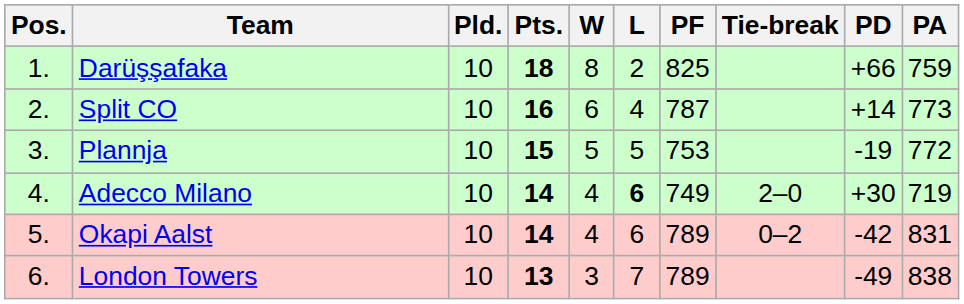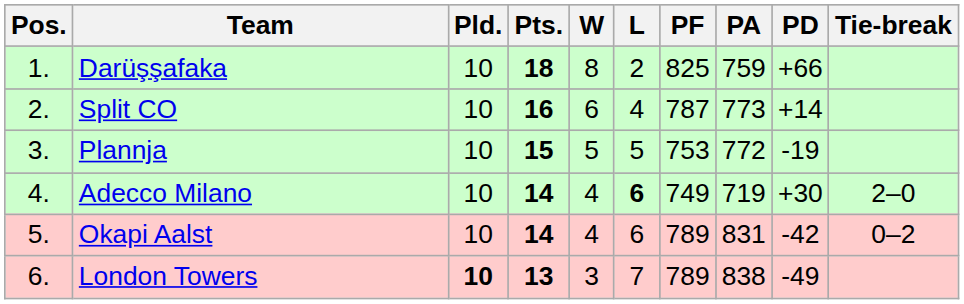columns swapped: (930, 25) <-> (780, 25)
(478, 276) normal -> (478, 276) bold
